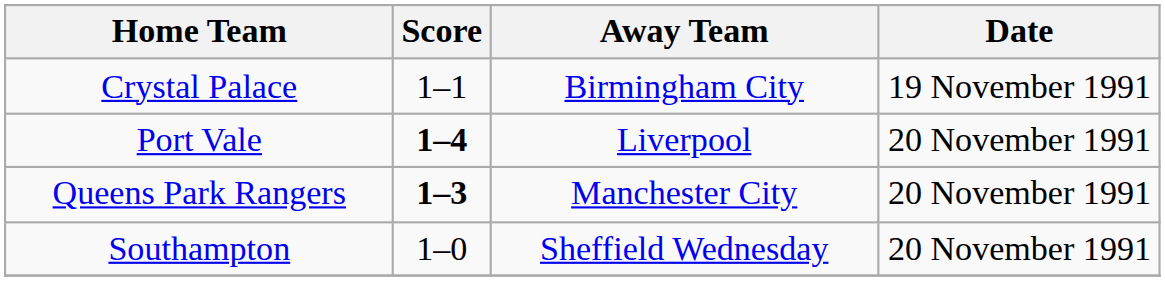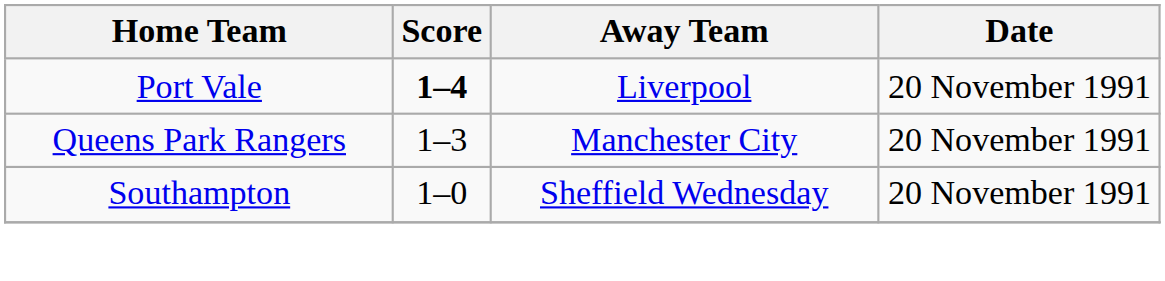- row: (199, 85)
(442, 193) bold -> (442, 139) normal
